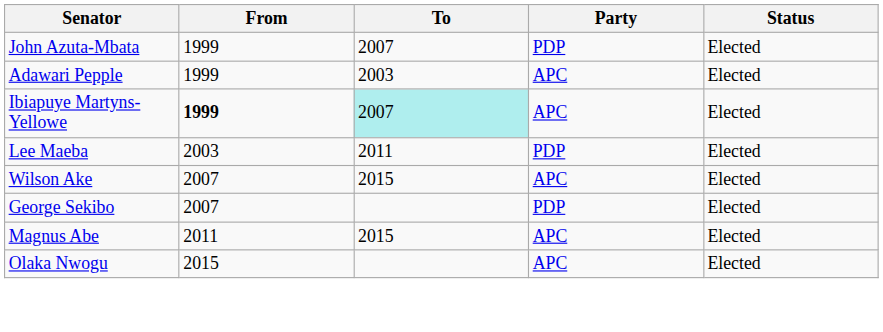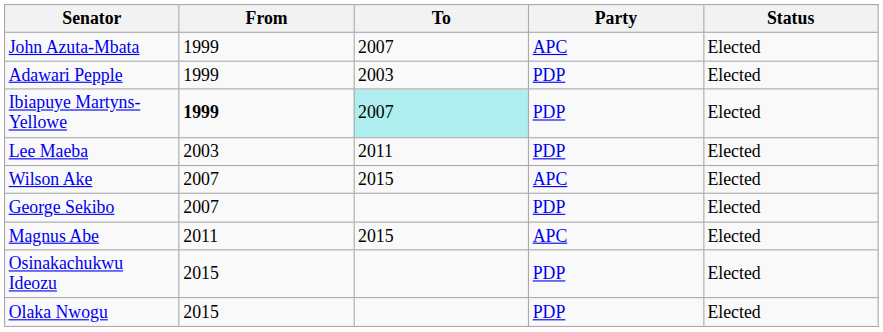(549, 46) PDP -> (550, 46) APC
(550, 74) APC -> (549, 74) PDP
(550, 113) APC -> (549, 113) PDP
+ row: (66, 273)
(550, 263) APC -> (549, 312) PDP
